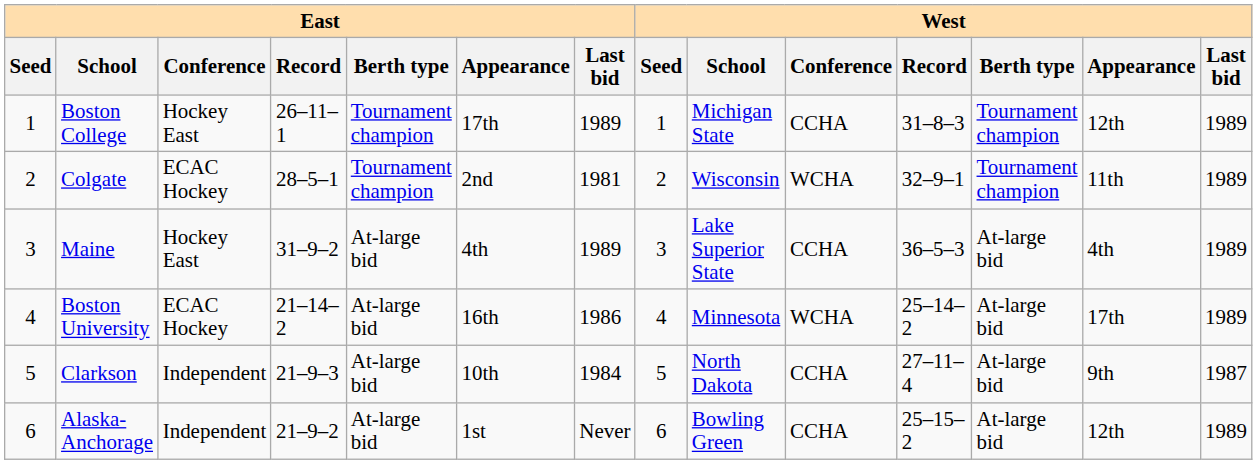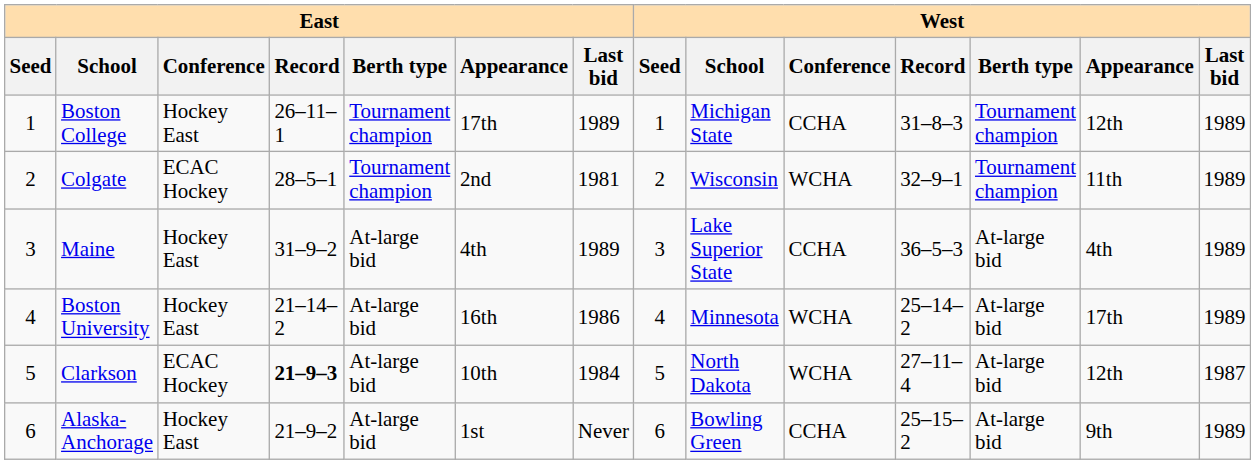(195, 317) ECAC Hockey -> (195, 317) Hockey East
(214, 373) Independent -> (195, 373) ECAC Hockey
(307, 373) normal -> (306, 373) bold
(819, 373) CCHA -> (820, 373) WCHA
(1101, 373) 9th -> (1104, 373) 12th
(214, 430) Independent -> (195, 430) Hockey East
(1106, 430) 12th -> (1099, 430) 9th
